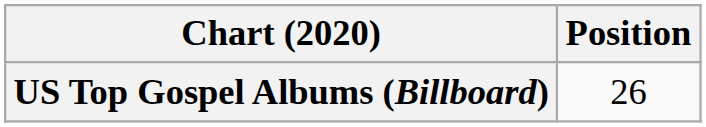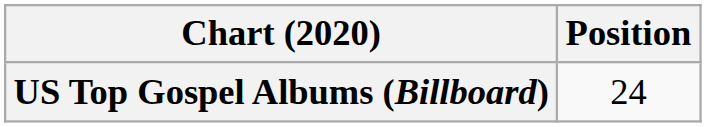(628, 91) 26 -> (628, 91) 24
